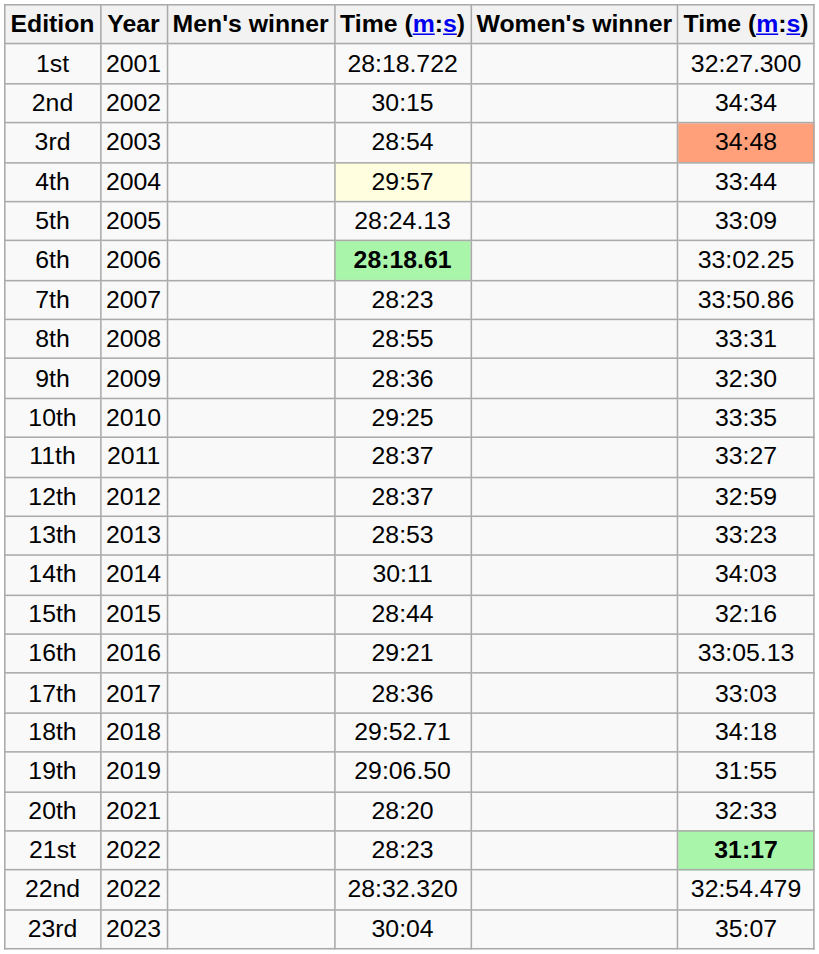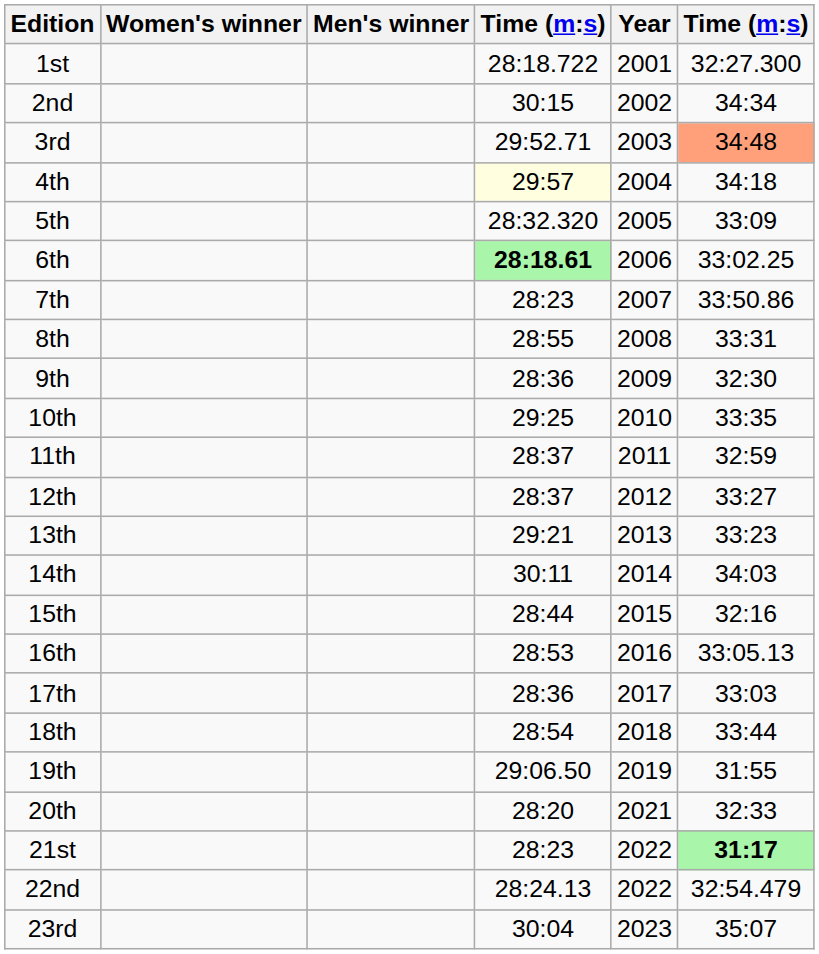columns swapped: (134, 24) <-> (574, 24)
(403, 142) 28:54 -> (543, 142) 29:52.71
(746, 181) 33:44 -> (746, 181) 34:18
(403, 220) 28:24.13 -> (543, 220) 28:32.320
(746, 456) 33:27 -> (746, 456) 32:59
(746, 496) 32:59 -> (746, 496) 33:27
(403, 535) 28:53 -> (543, 535) 29:21
(403, 653) 29:21 -> (543, 653) 28:53
(403, 732) 29:52.71 -> (543, 732) 28:54
(746, 732) 34:18 -> (746, 732) 33:44
(403, 889) 28:32.320 -> (543, 889) 28:24.13
